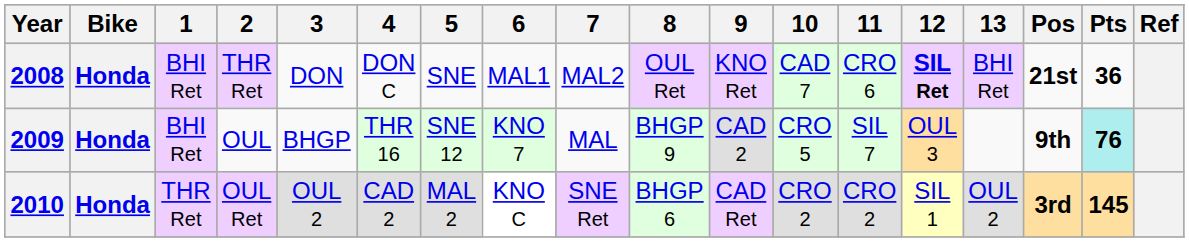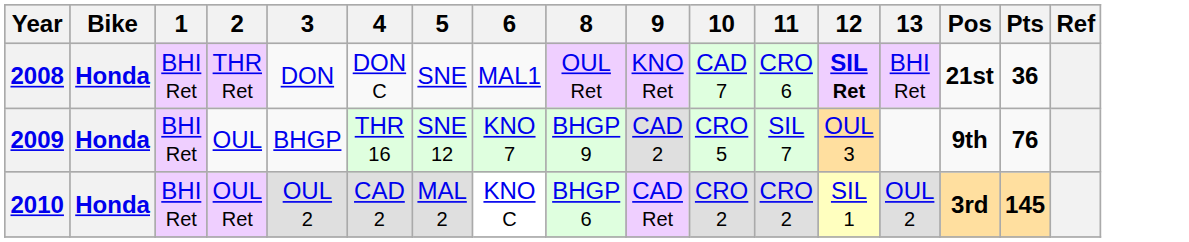- column: (593, 24)
(1108, 140) paleturquoise background -> (1025, 140) no background
(186, 205) THR Ret -> (181, 205) BHI Ret
